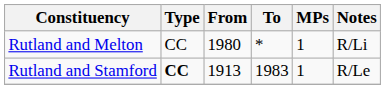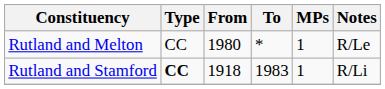(352, 44) R/Li -> (354, 44) R/Le
(224, 71) 1913 -> (224, 71) 1918
(354, 71) R/Le -> (352, 71) R/Li
